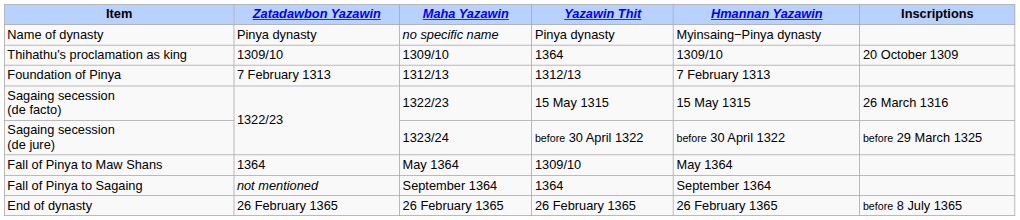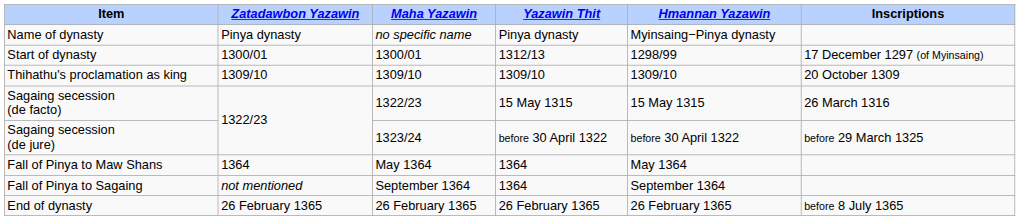+ row: (52, 55)
(549, 55) 1364 -> (522, 75) 1309/10
- row: (64, 75)
(558, 165) 1309/10 -> (513, 165) 1364
